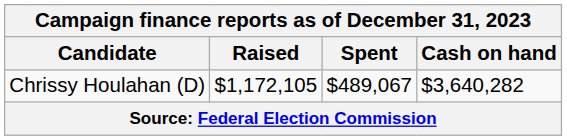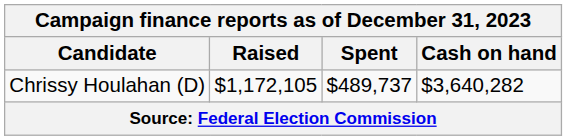(369, 85) $489,067 -> (369, 85) $489,737
